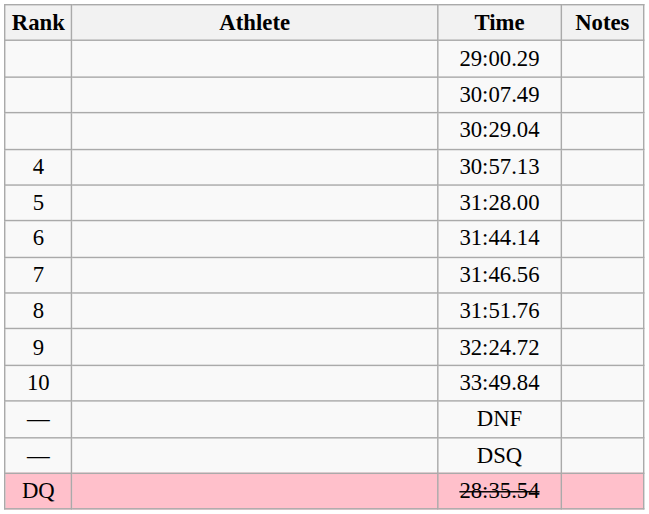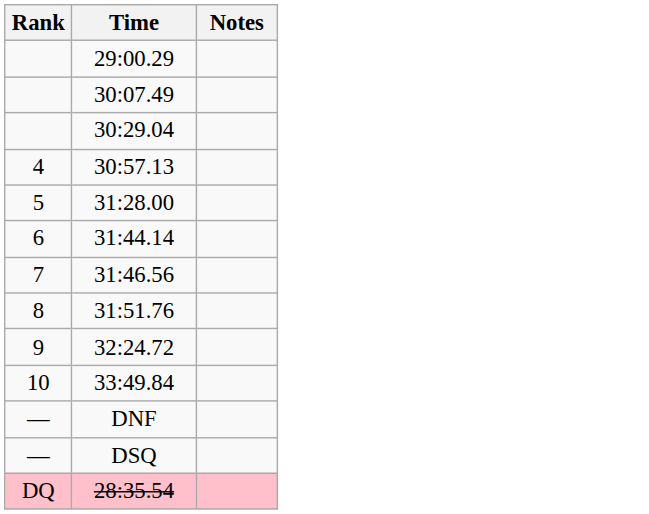- column: (255, 22)
